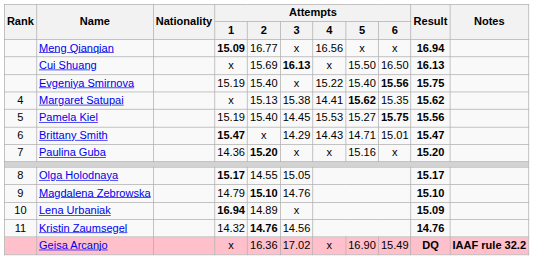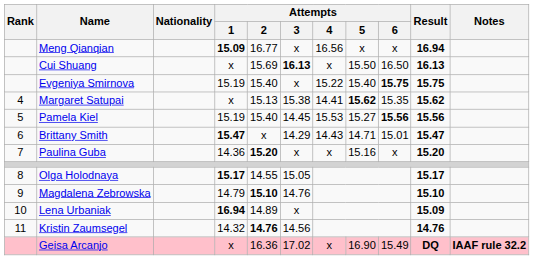(395, 83) 15.56 -> (395, 83) 15.75
(395, 118) 15.75 -> (395, 118) 15.56
